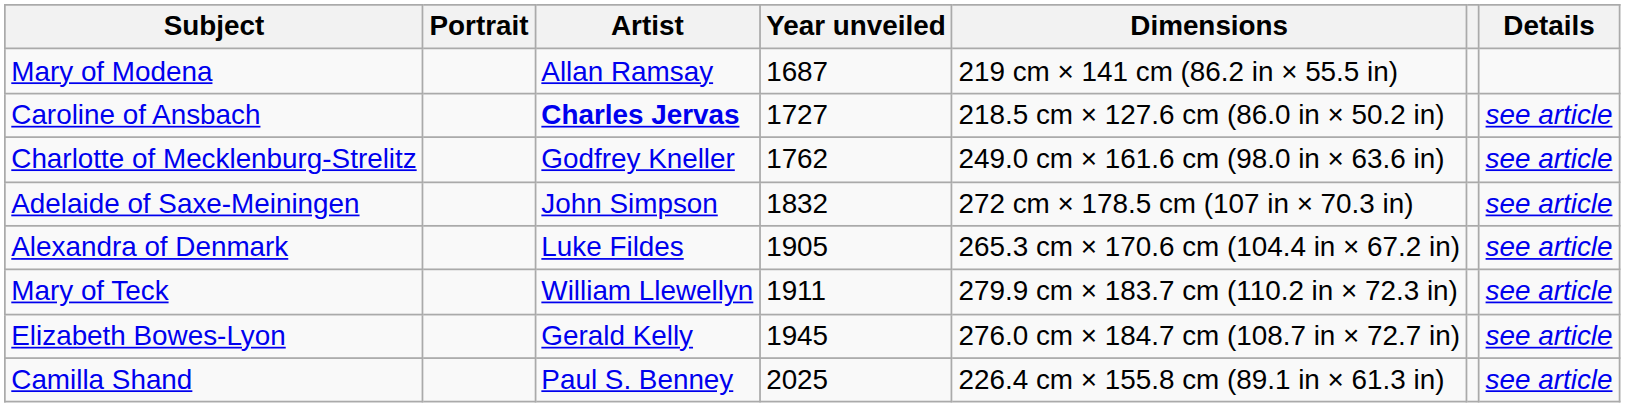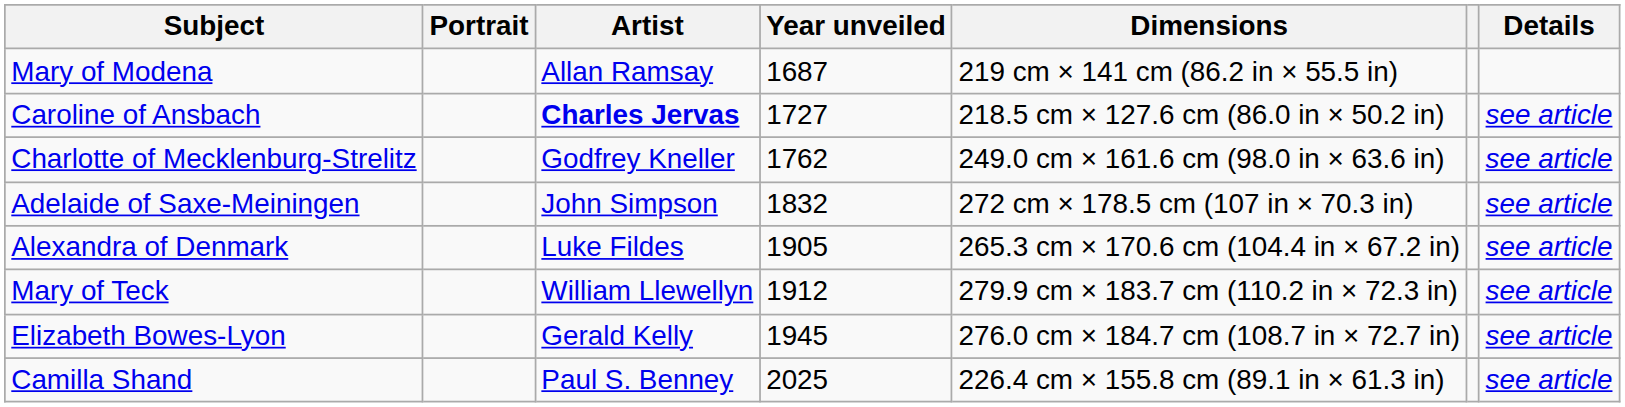(796, 291) 1911 -> (797, 291) 1912
